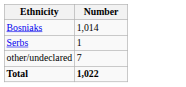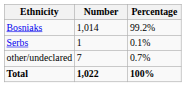+ column: (154, 12)
